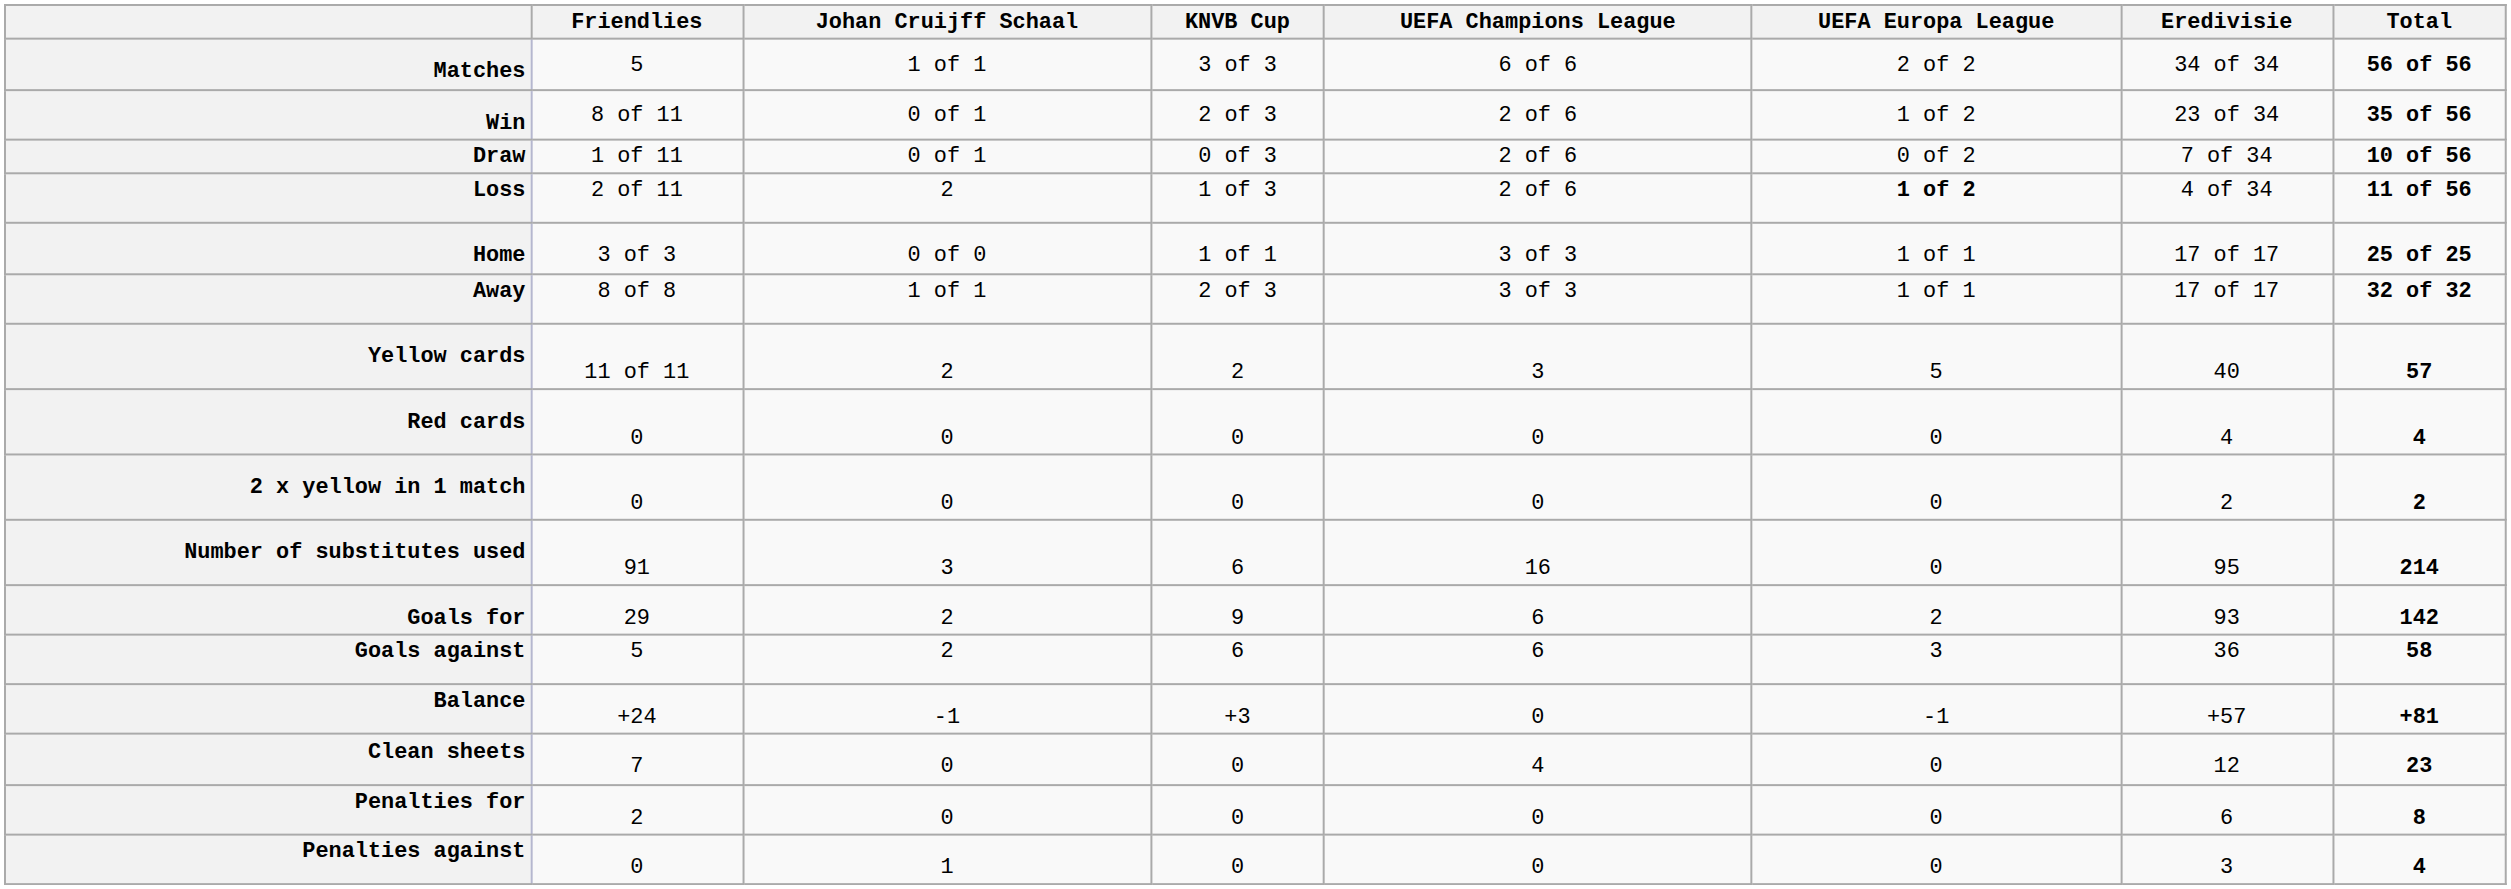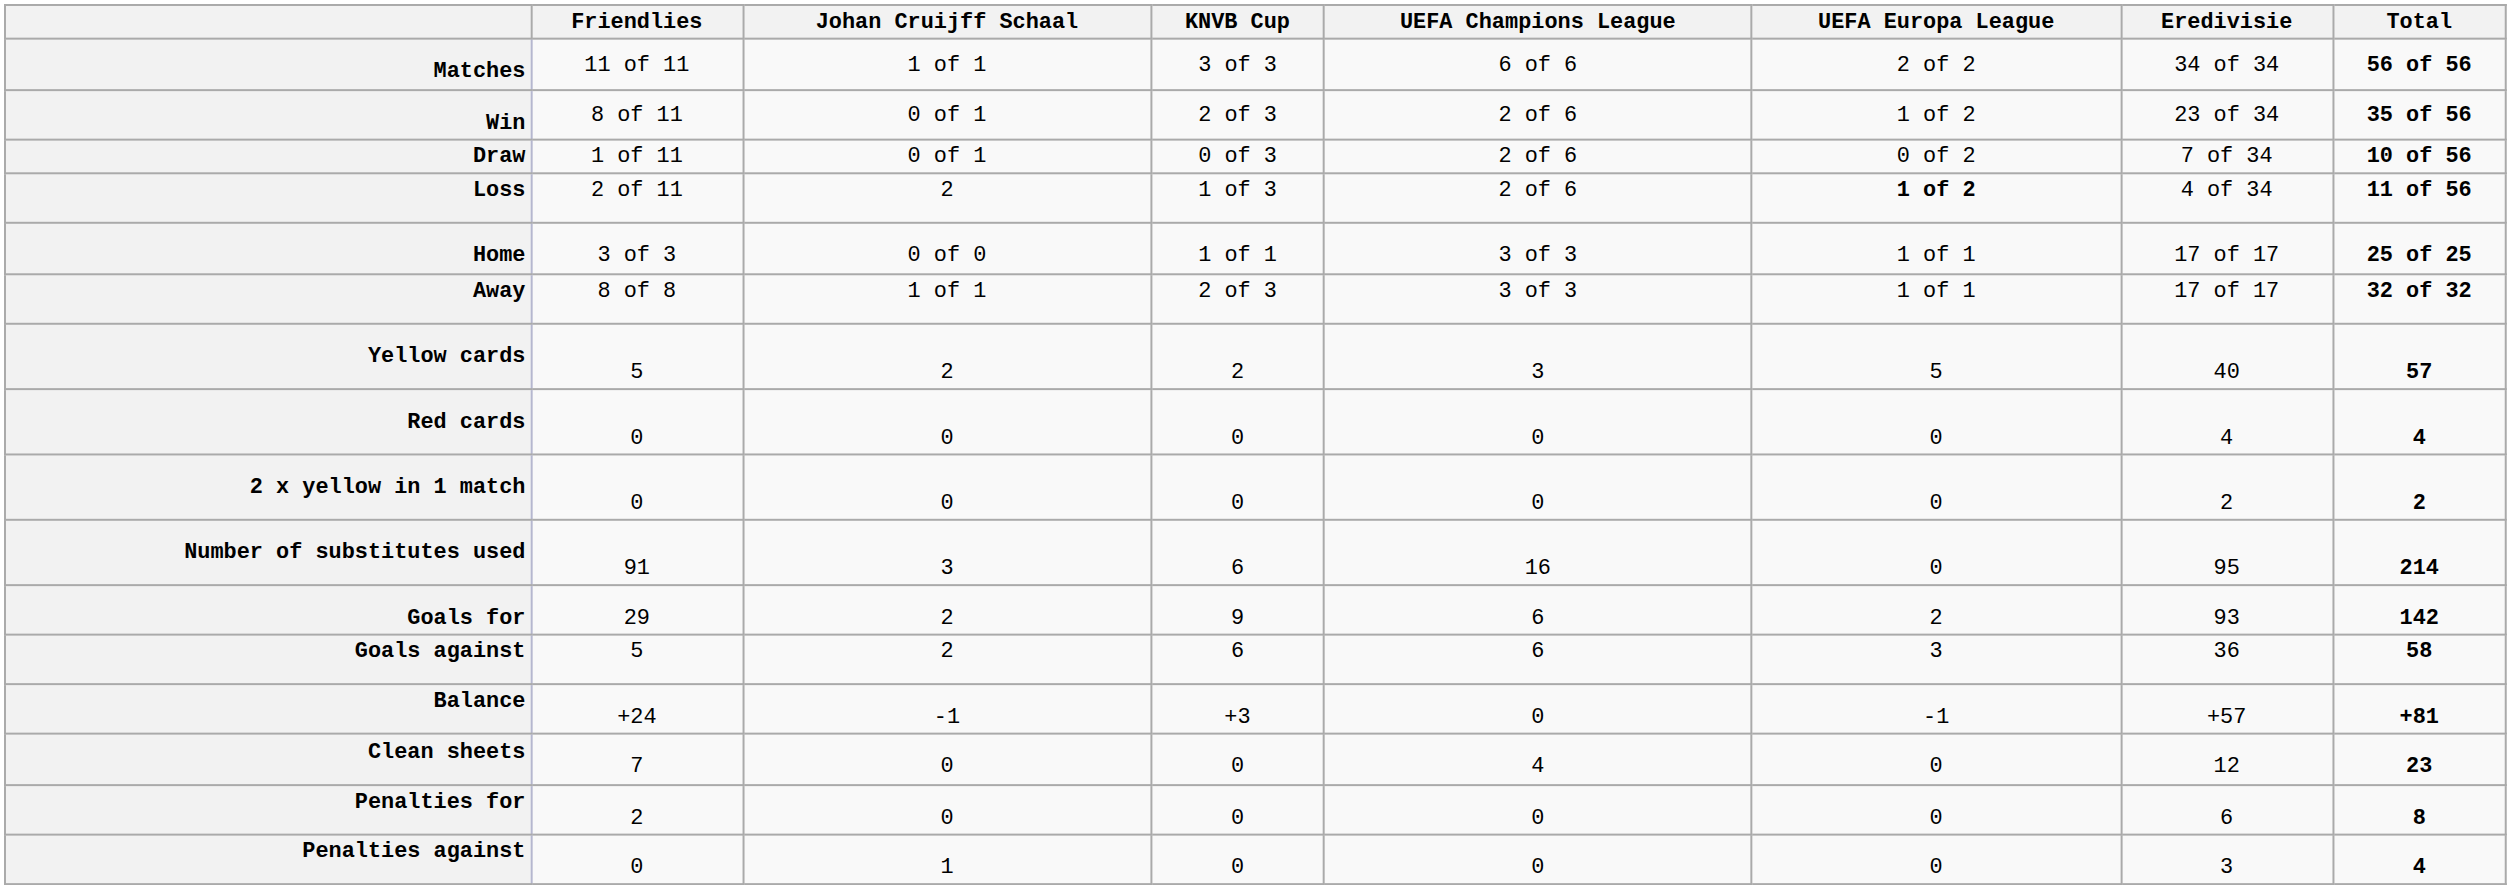(637, 64) 5 -> (637, 64) 11 of 11
(637, 372) 11 of 11 -> (637, 372) 5
